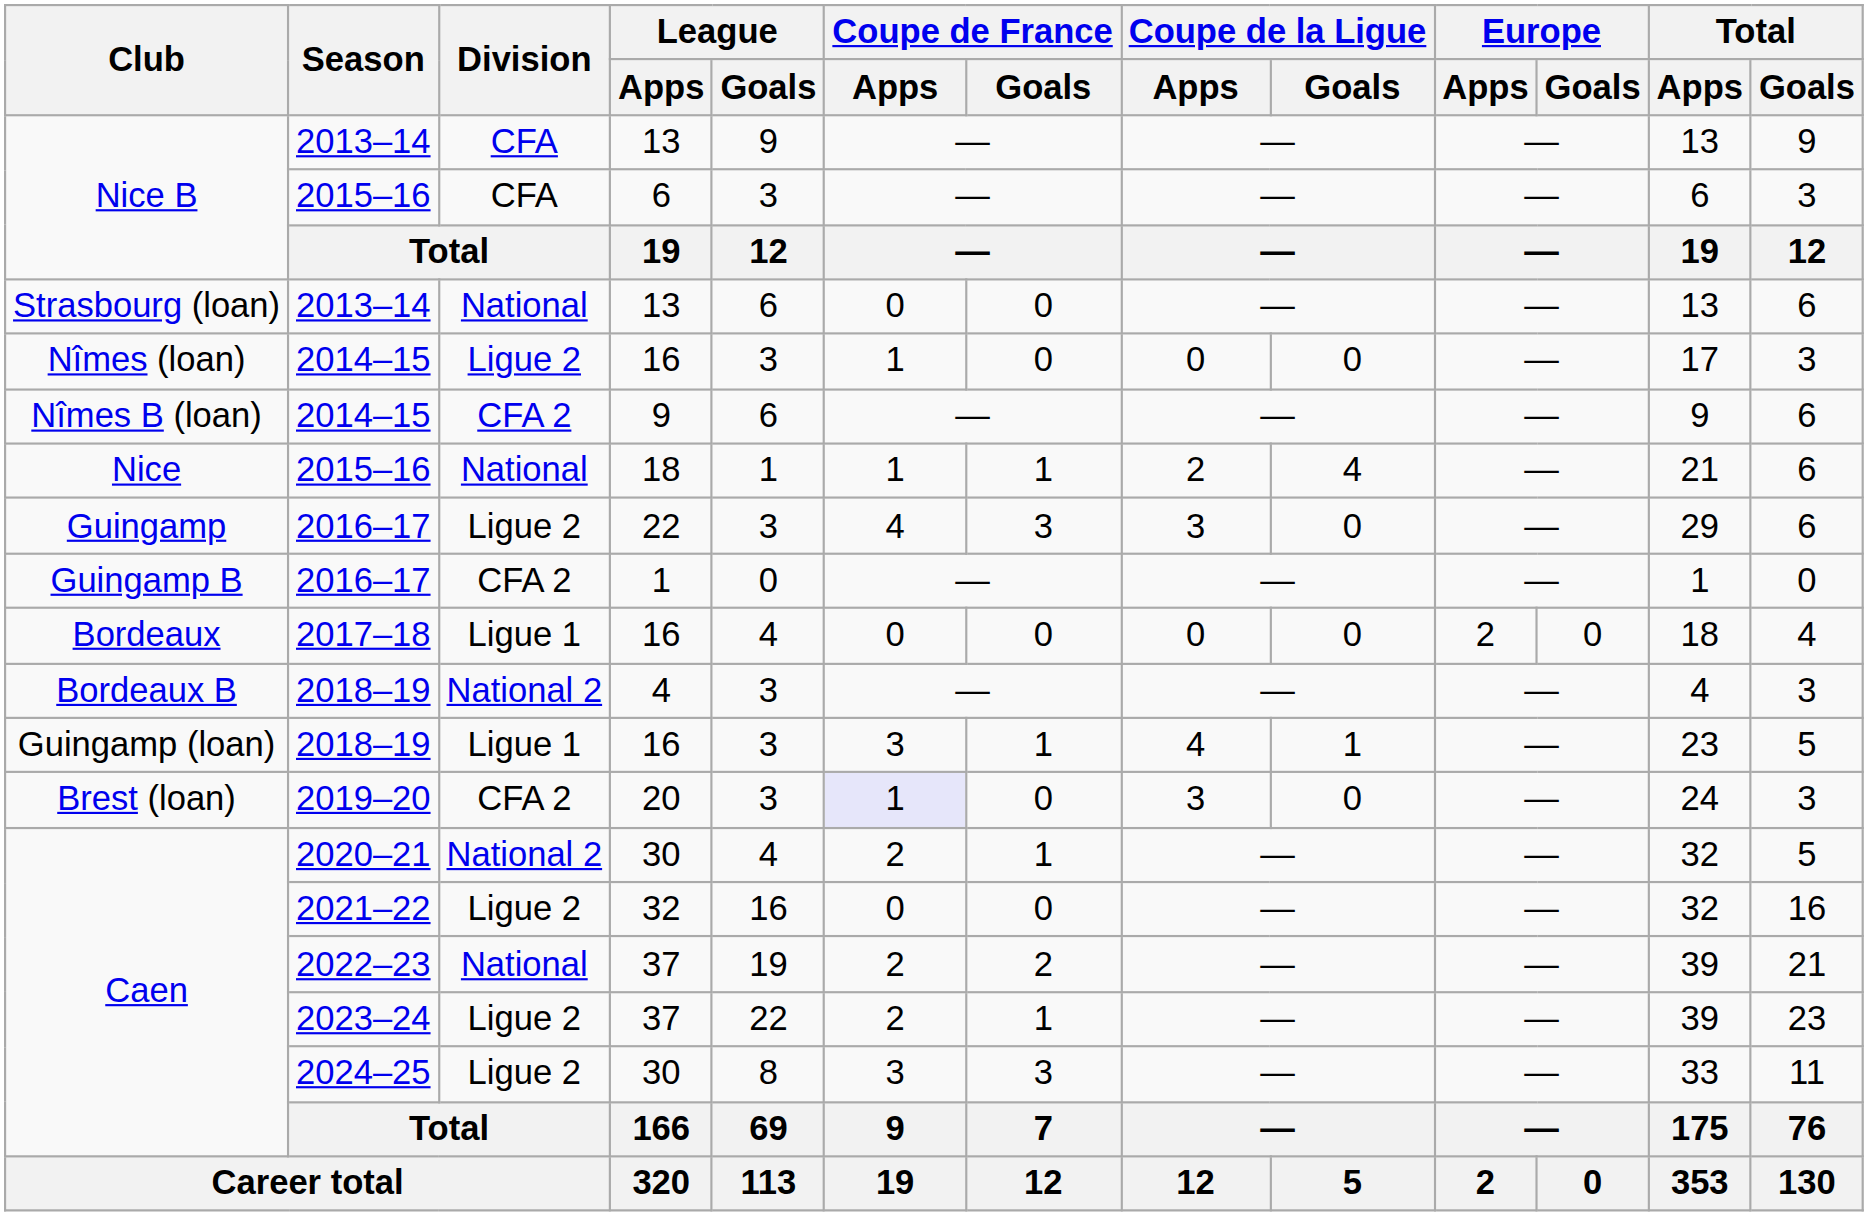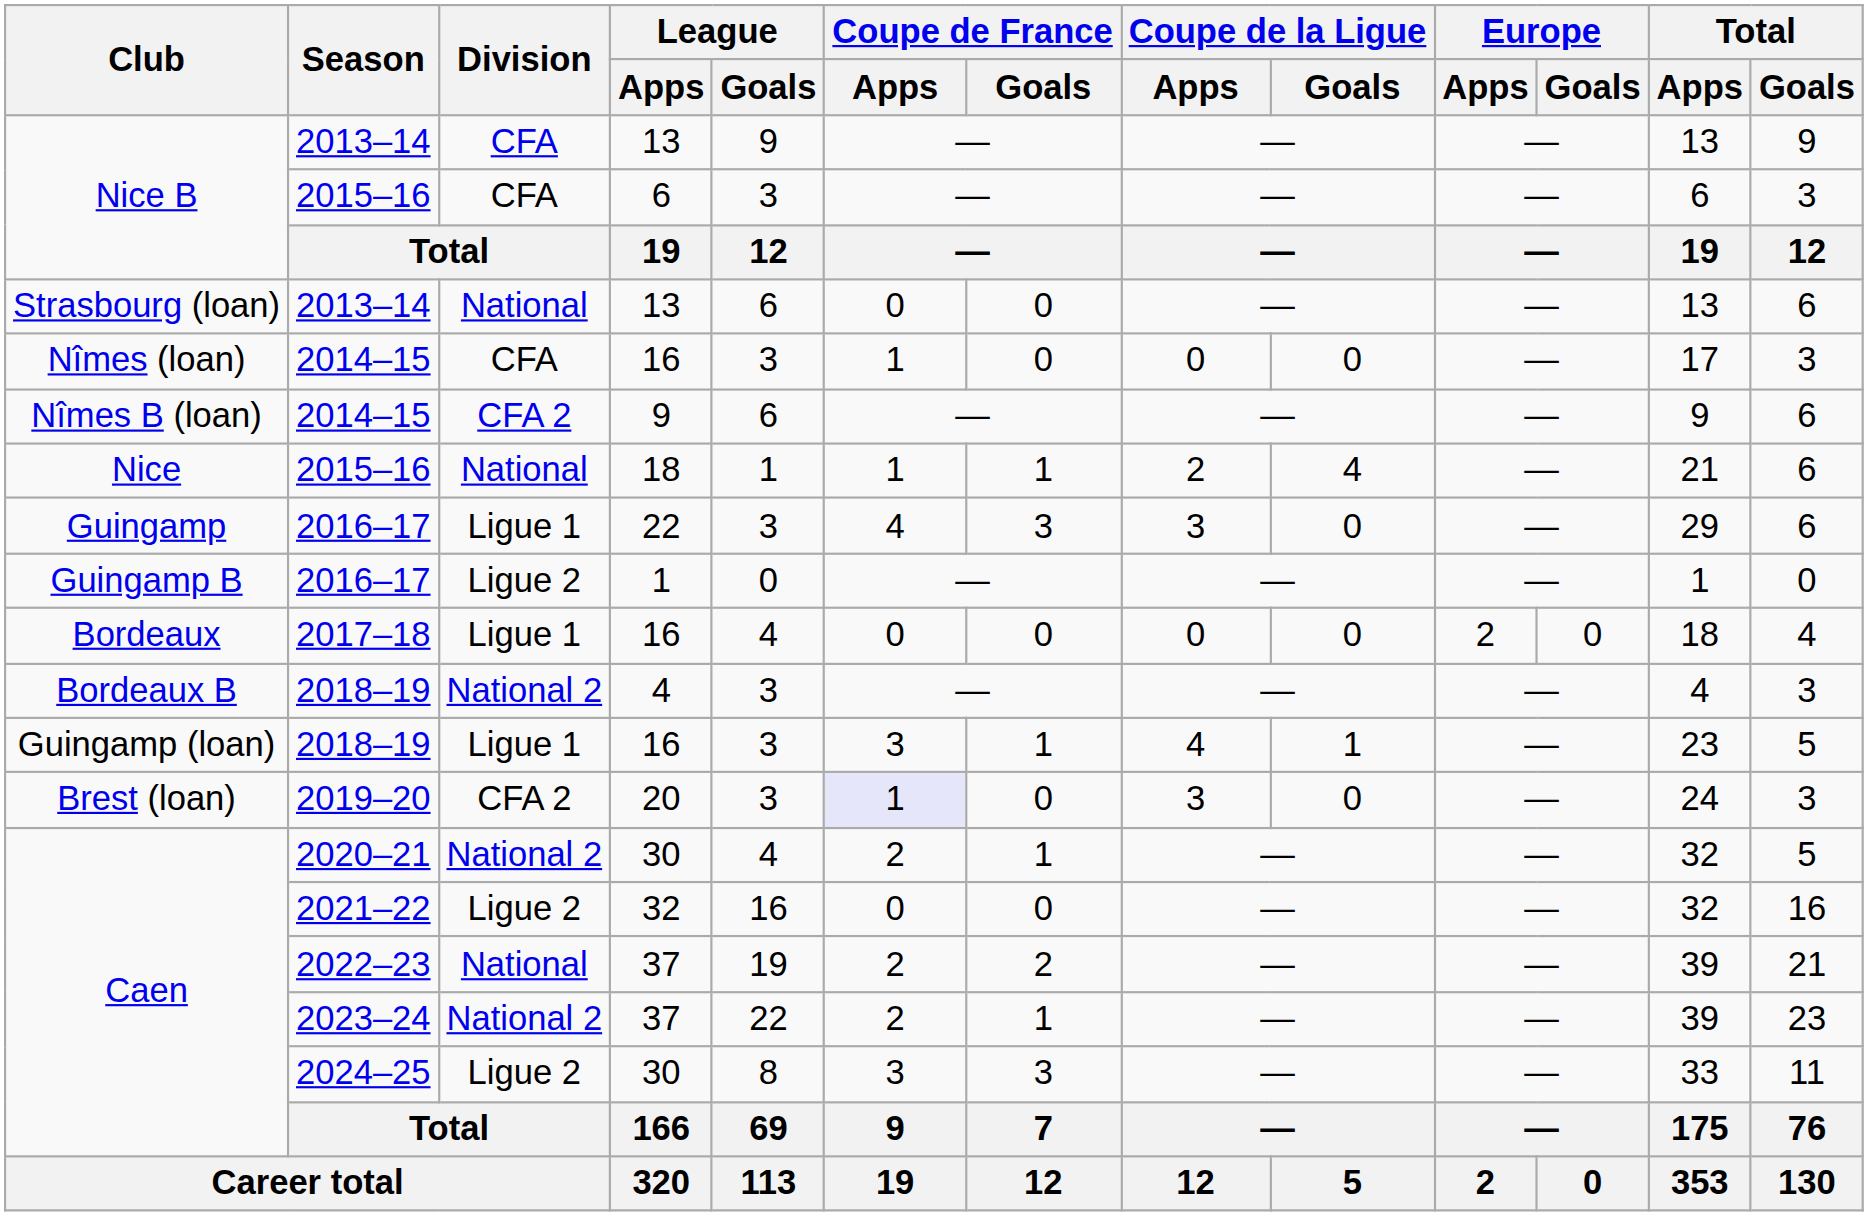(524, 360) Ligue 2 -> (524, 360) CFA
(524, 525) Ligue 2 -> (524, 525) Ligue 1
(524, 580) CFA 2 -> (524, 580) Ligue 2
(524, 1018) Ligue 2 -> (524, 1018) National 2
